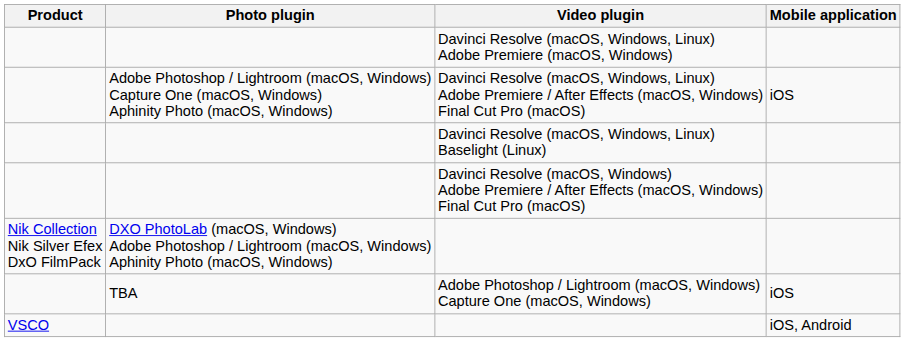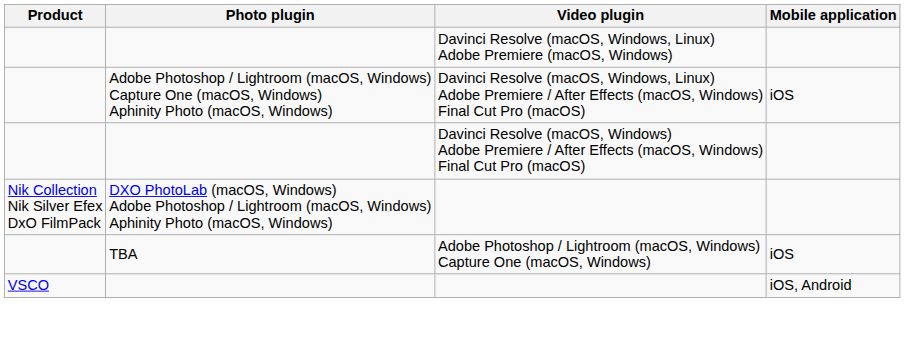- row: (270, 143)
